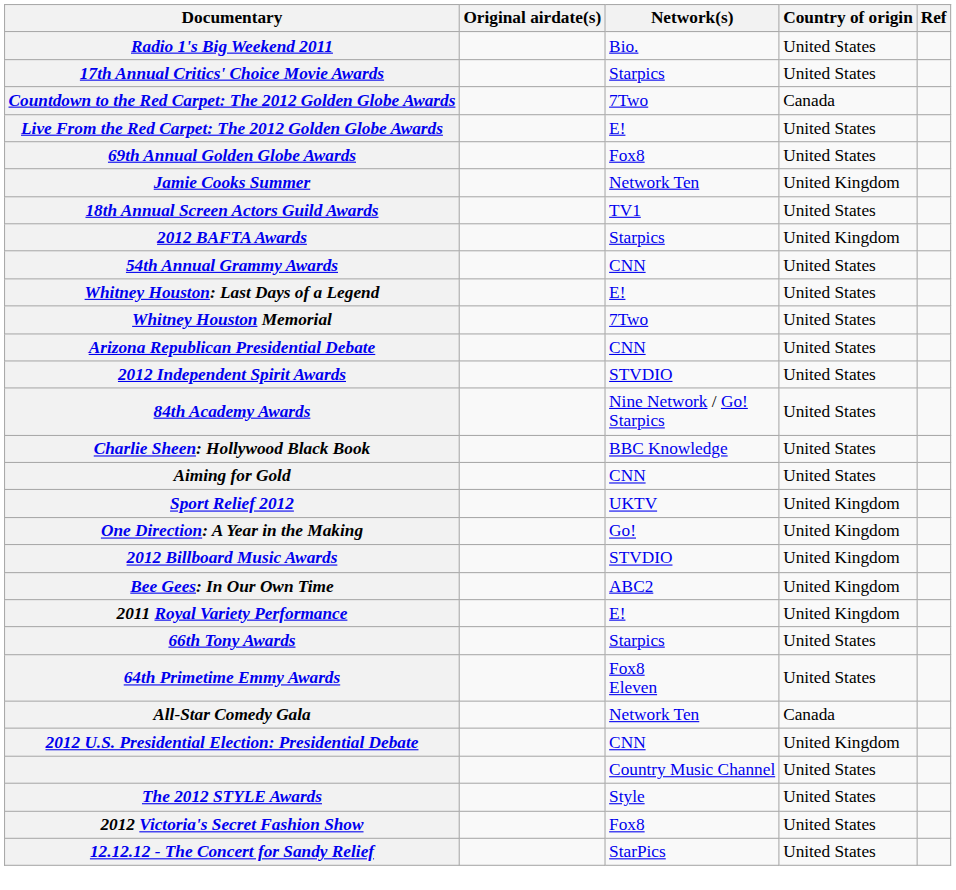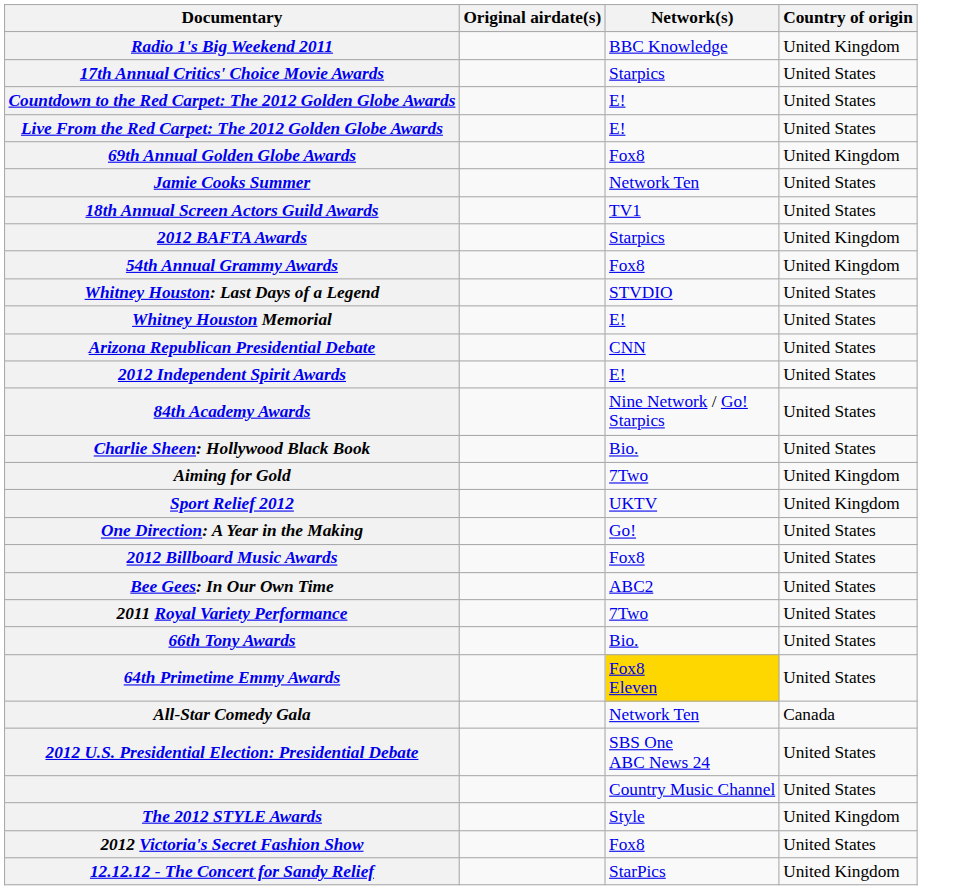- column: (934, 18)
(624, 45) Bio. -> (668, 45) BBC Knowledge
(829, 45) United States -> (841, 45) United Kingdom
(629, 100) 7Two -> (617, 100) E!
(809, 100) Canada -> (829, 100) United States
(829, 155) United States -> (841, 155) United Kingdom
(841, 182) United Kingdom -> (829, 182) United States
(627, 264) CNN -> (627, 264) Fox8
(829, 264) United States -> (841, 264) United Kingdom
(617, 292) E! -> (641, 292) STVDIO
(629, 319) 7Two -> (617, 319) E!
(641, 374) STVDIO -> (617, 374) E!
(668, 448) BBC Knowledge -> (624, 448) Bio.
(627, 476) CNN -> (629, 476) 7Two
(829, 476) United States -> (841, 476) United Kingdom
(841, 530) United Kingdom -> (829, 530) United States
(641, 558) STVDIO -> (627, 558) Fox8
(841, 558) United Kingdom -> (829, 558) United States
(841, 585) United Kingdom -> (829, 585) United States
(617, 613) E! -> (629, 613) 7Two
(841, 613) United Kingdom -> (829, 613) United States
(637, 640) Starpics -> (624, 640) Bio.
(633, 677) no background -> (633, 677) gold background
(627, 742) CNN -> (660, 751) SBS One ABC News 24
(841, 742) United Kingdom -> (829, 751) United States
(829, 797) United States -> (841, 816) United Kingdom
(829, 851) United States -> (841, 871) United Kingdom
